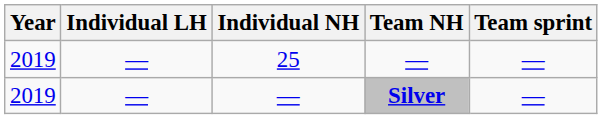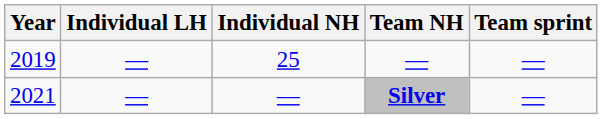(33, 95) 2019 -> (33, 95) 2021
